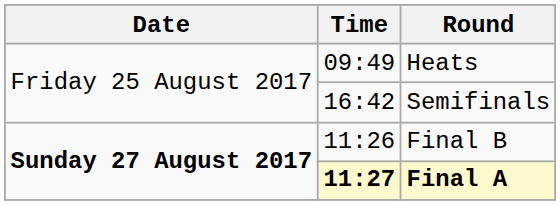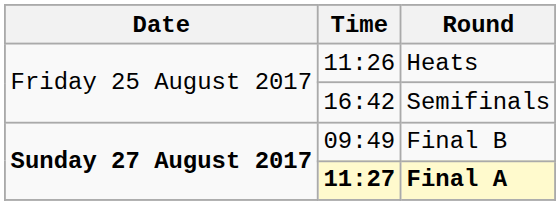(359, 63) 09:49 -> (359, 63) 11:26
(359, 141) 11:26 -> (359, 141) 09:49
